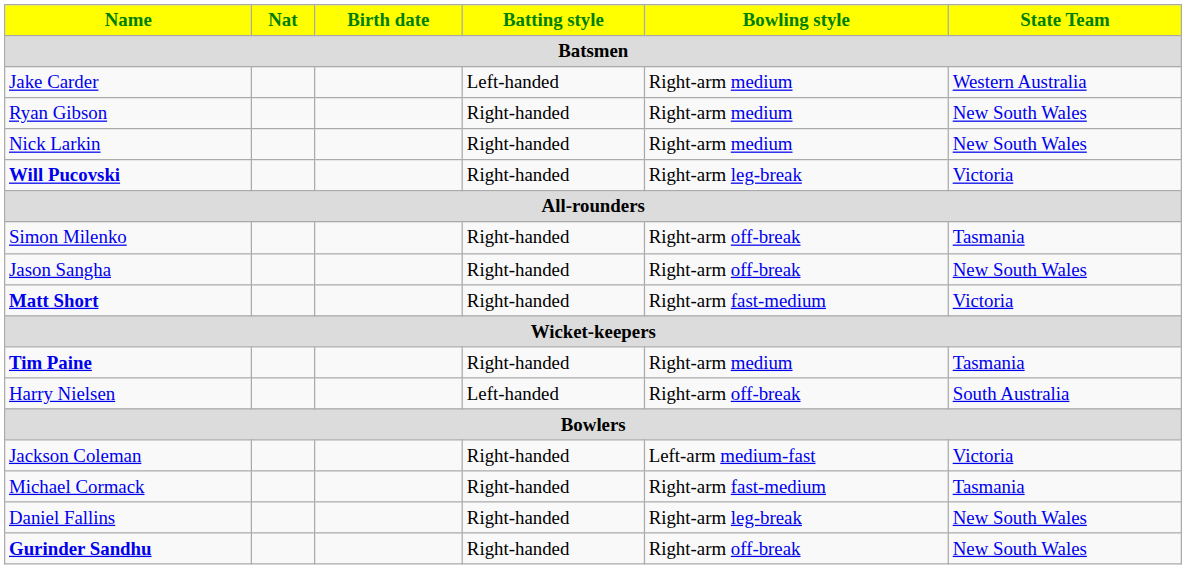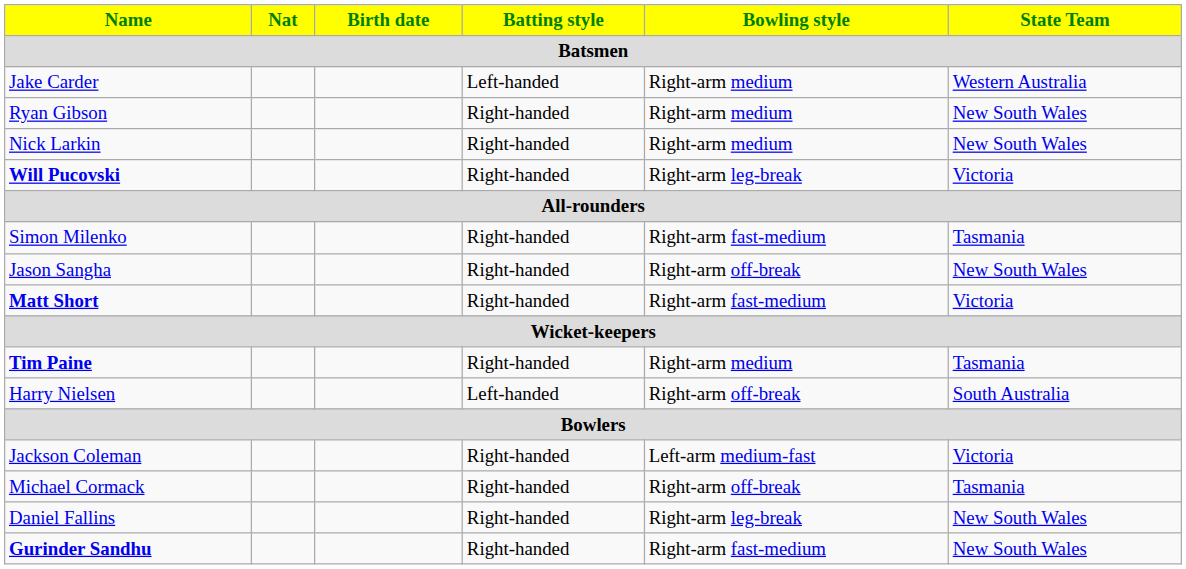(725, 237) Right-arm off-break -> (737, 237) Right-arm fast-medium
(737, 486) Right-arm fast-medium -> (725, 486) Right-arm off-break
(725, 548) Right-arm off-break -> (737, 548) Right-arm fast-medium
